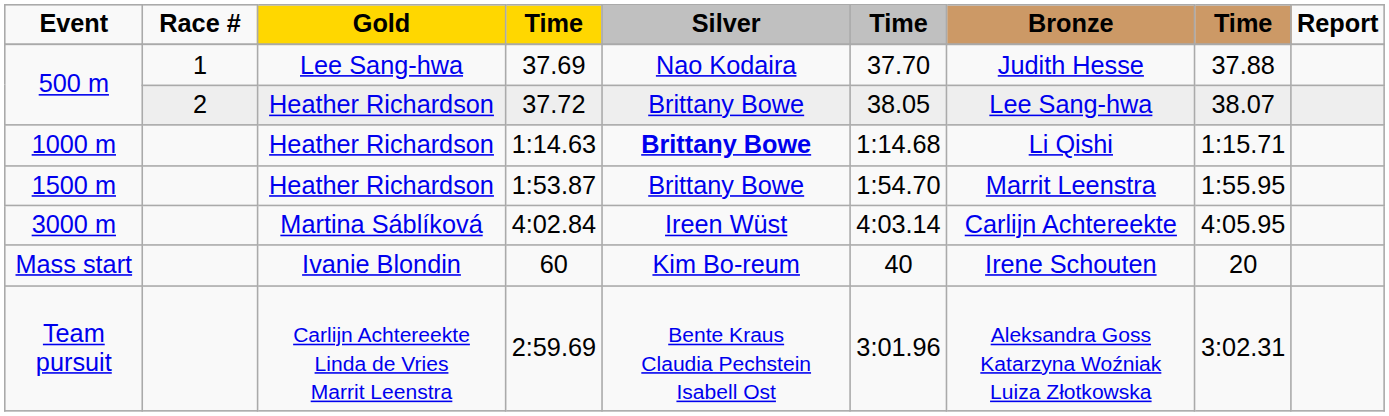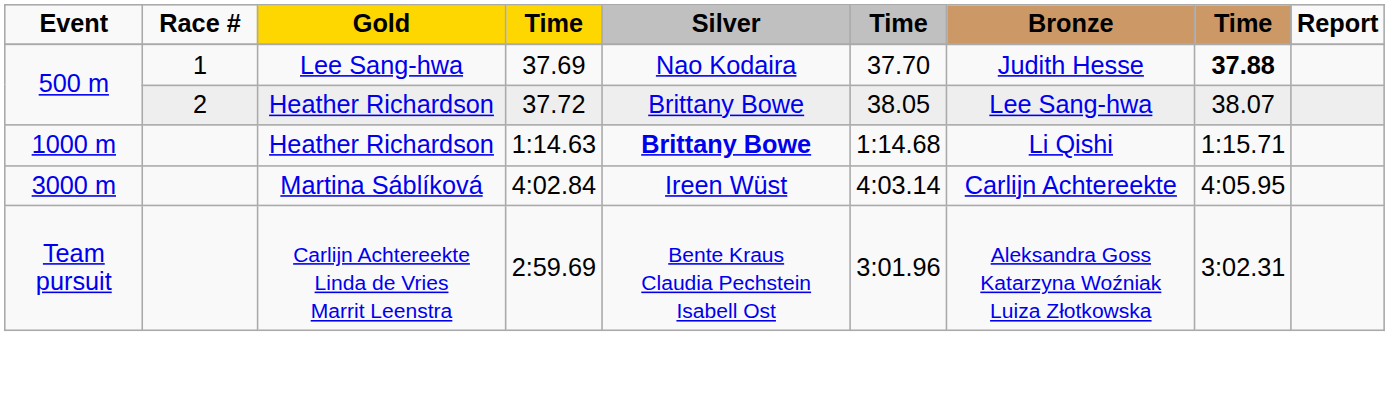(1243, 64) normal -> (1243, 64) bold
- row: (554, 184)
- row: (554, 265)
